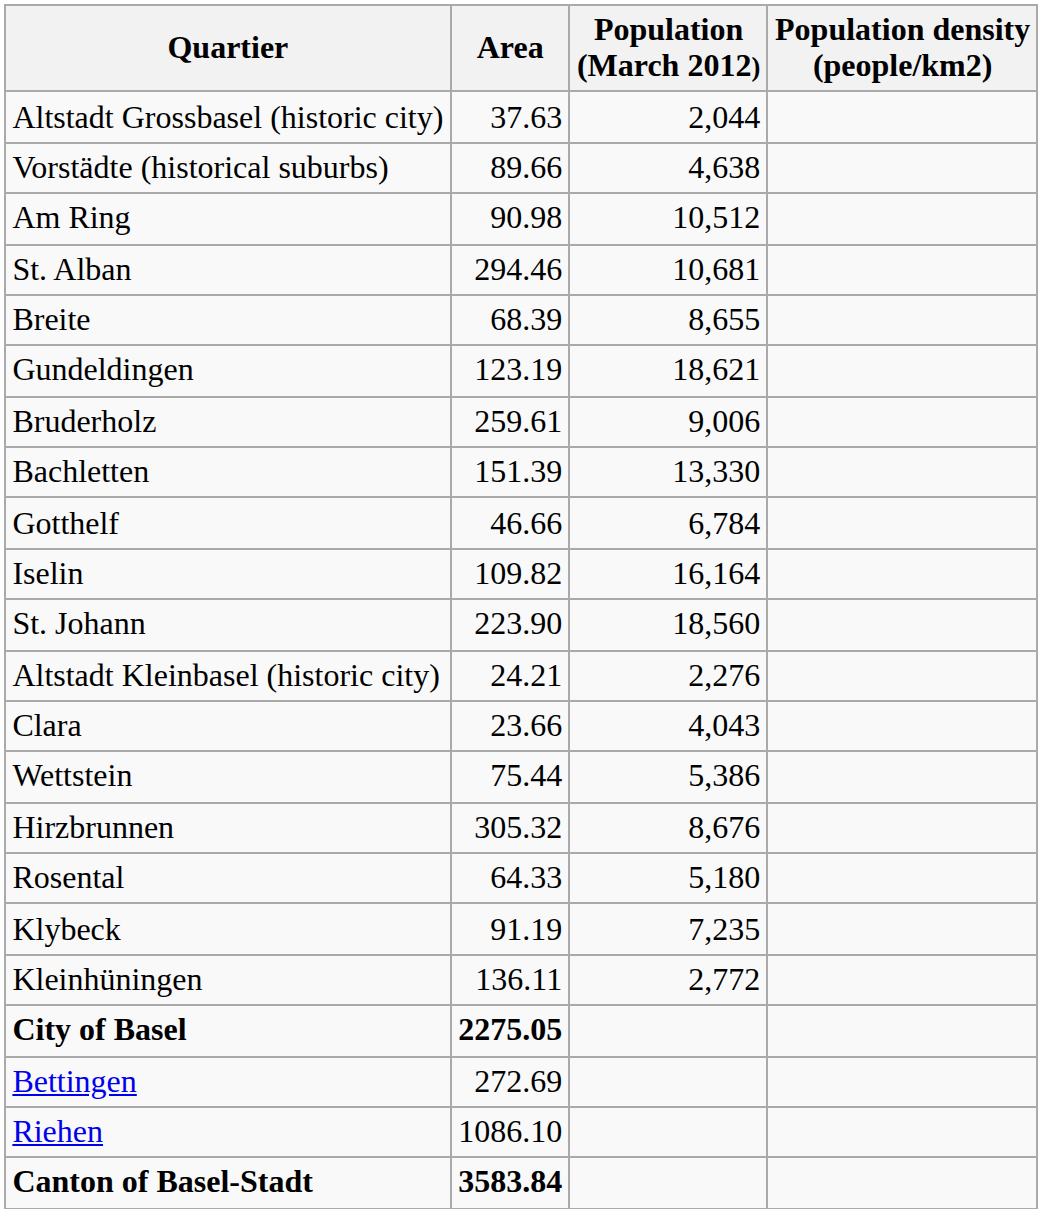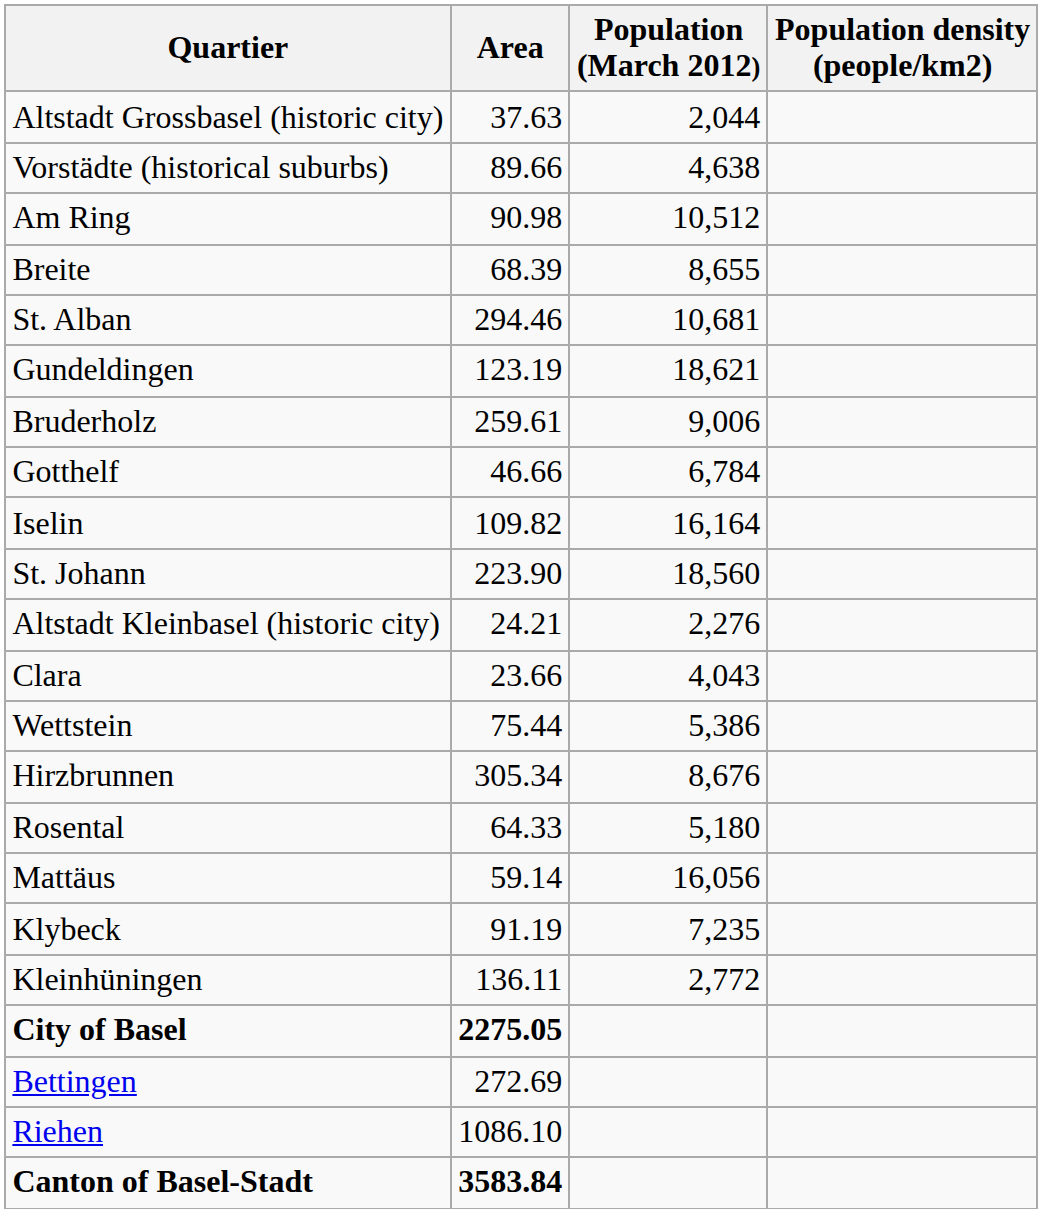rows swapped: (51, 319) <-> (72, 268)
- row: (81, 471)
(518, 827) 305.32 -> (518, 776) 305.34
+ row: (64, 877)
